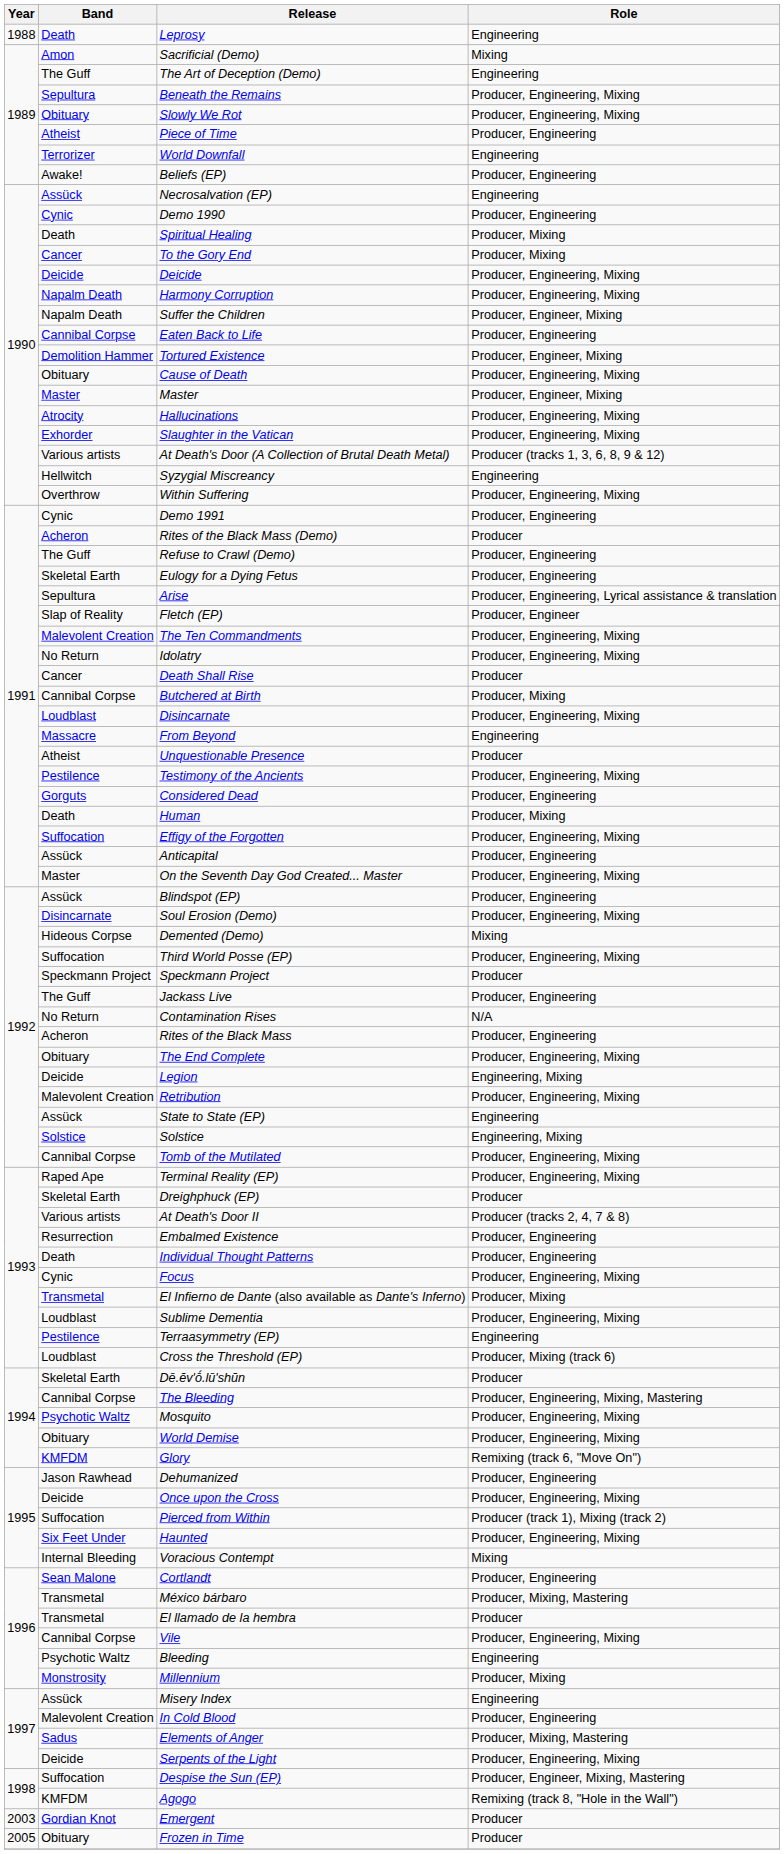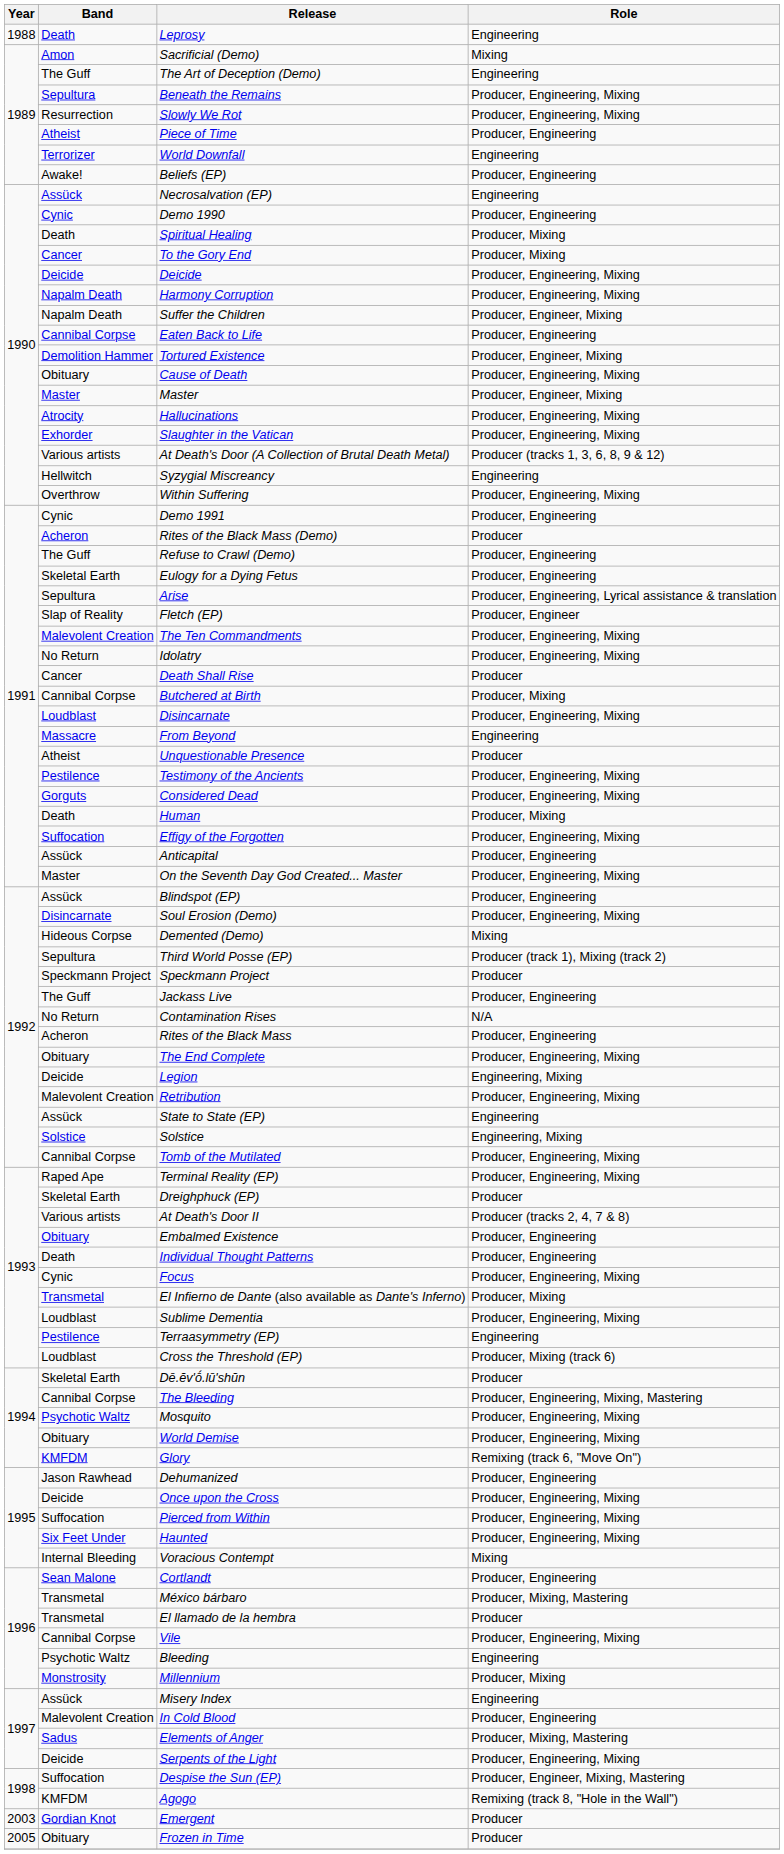(65, 114) Obituary -> (77, 114) Resurrection
(534, 796) Producer, Engineering -> (556, 796) Producer, Engineering, Mixing
(73, 956) Suffocation -> (68, 956) Sepultura
(556, 956) Producer, Engineering, Mixing -> (569, 956) Producer (track 1), Mixing (track 2)
(77, 1237) Resurrection -> (65, 1237) Obituary
(569, 1517) Producer (track 1), Mixing (track 2) -> (556, 1517) Producer, Engineering, Mixing
